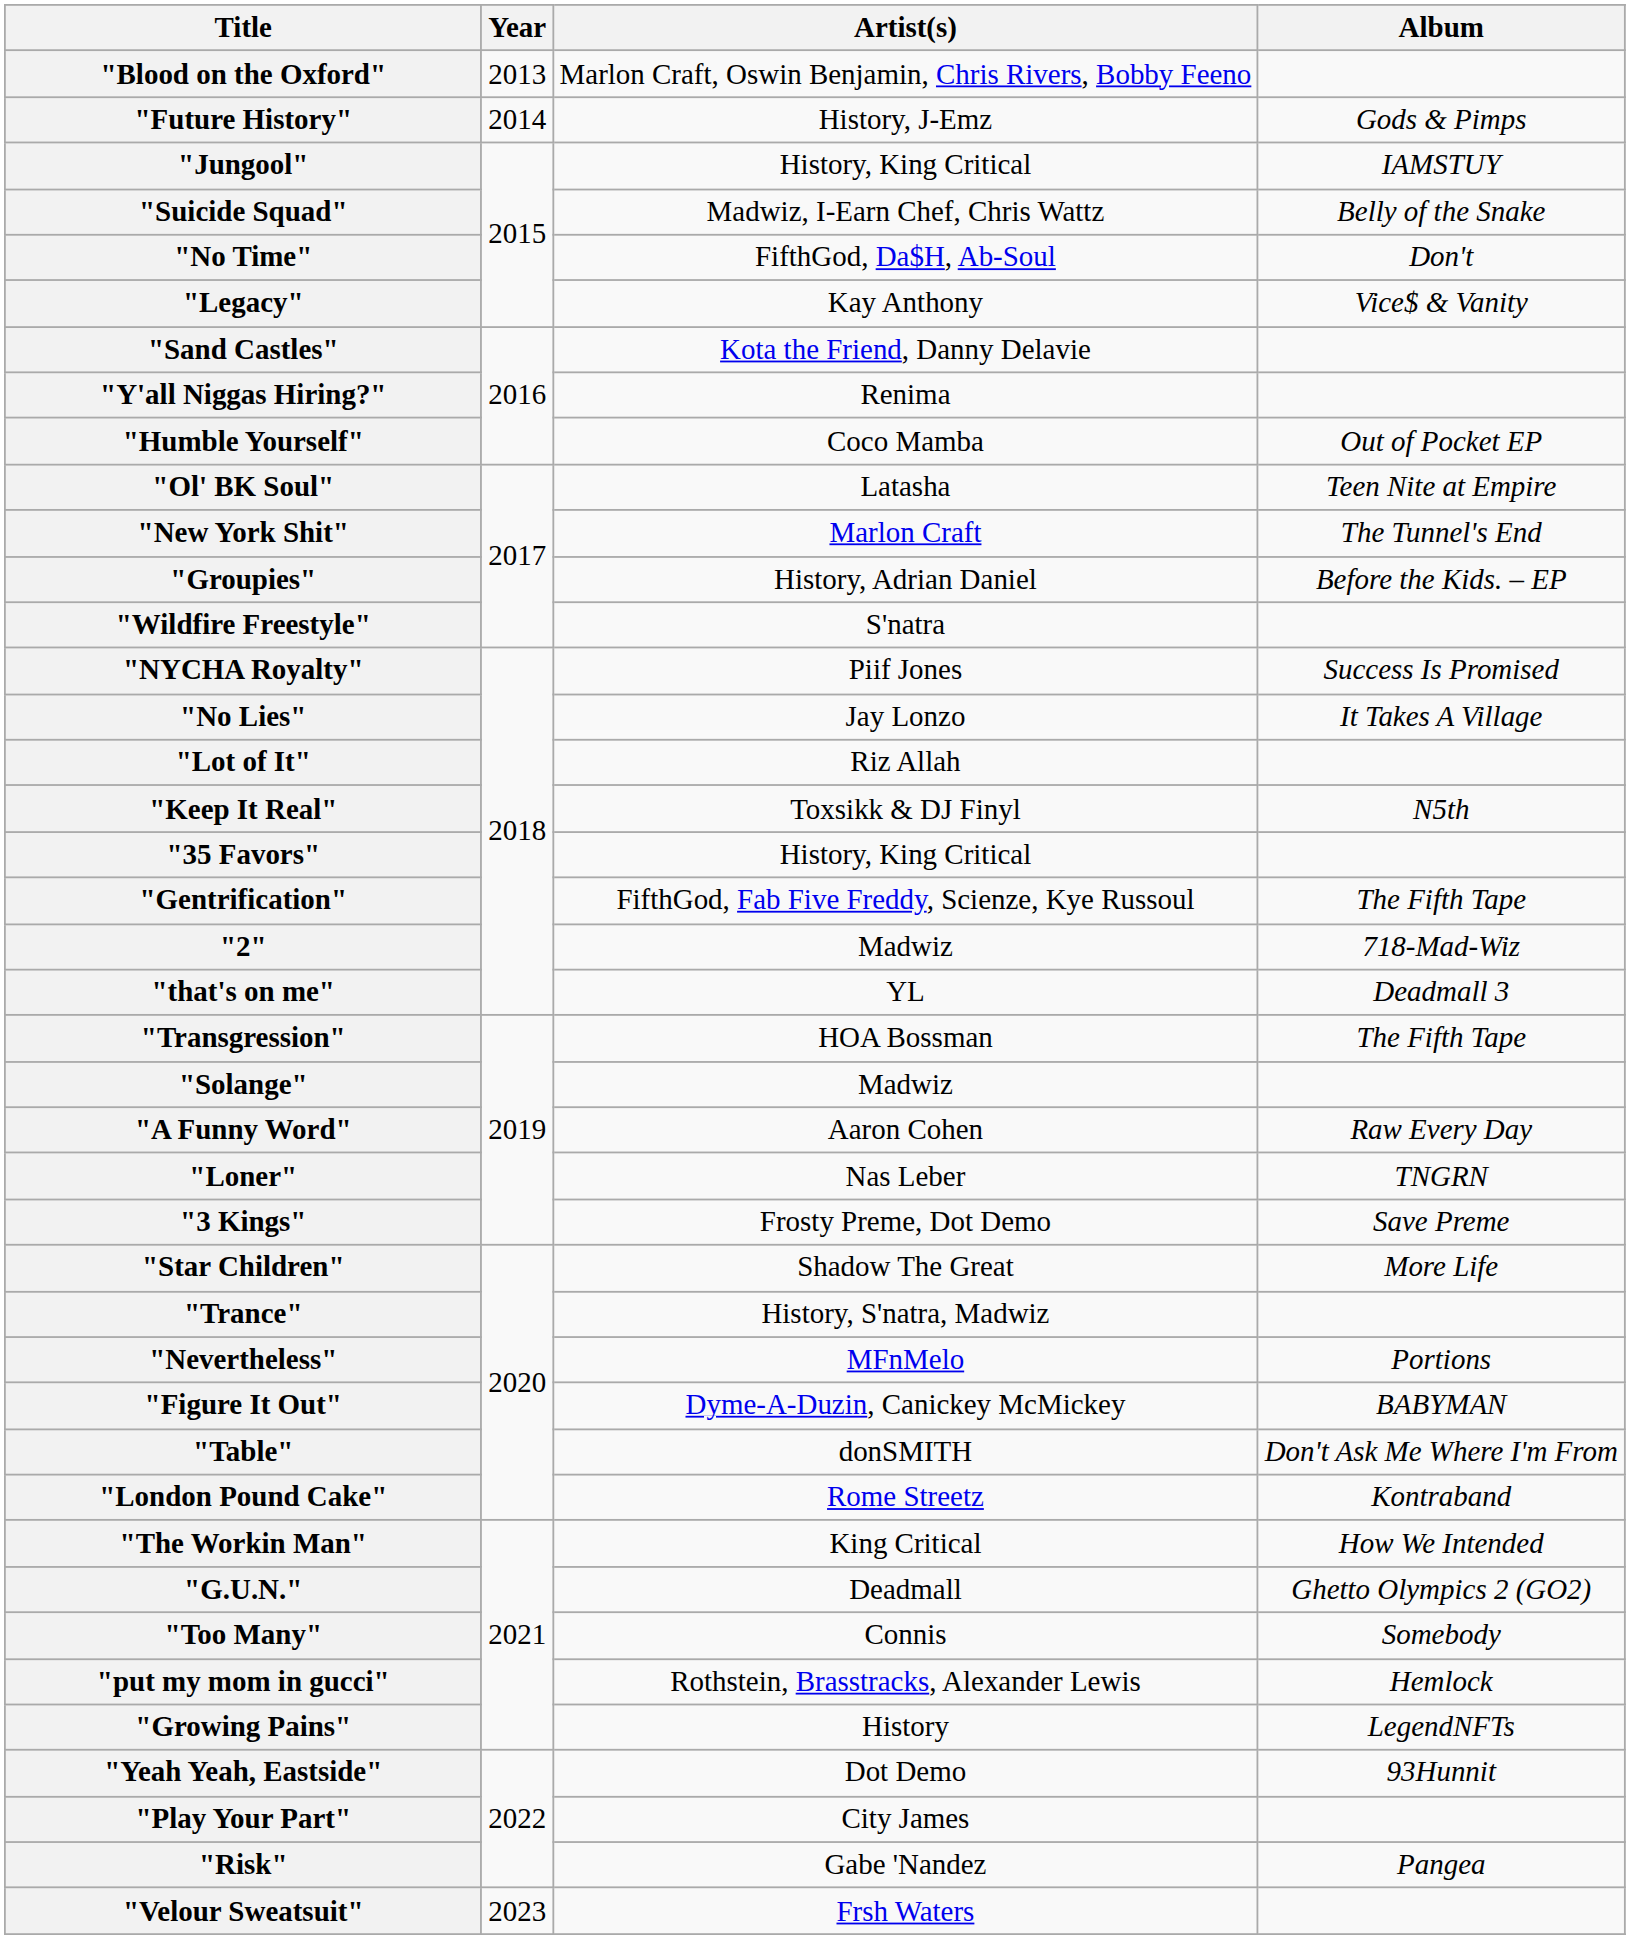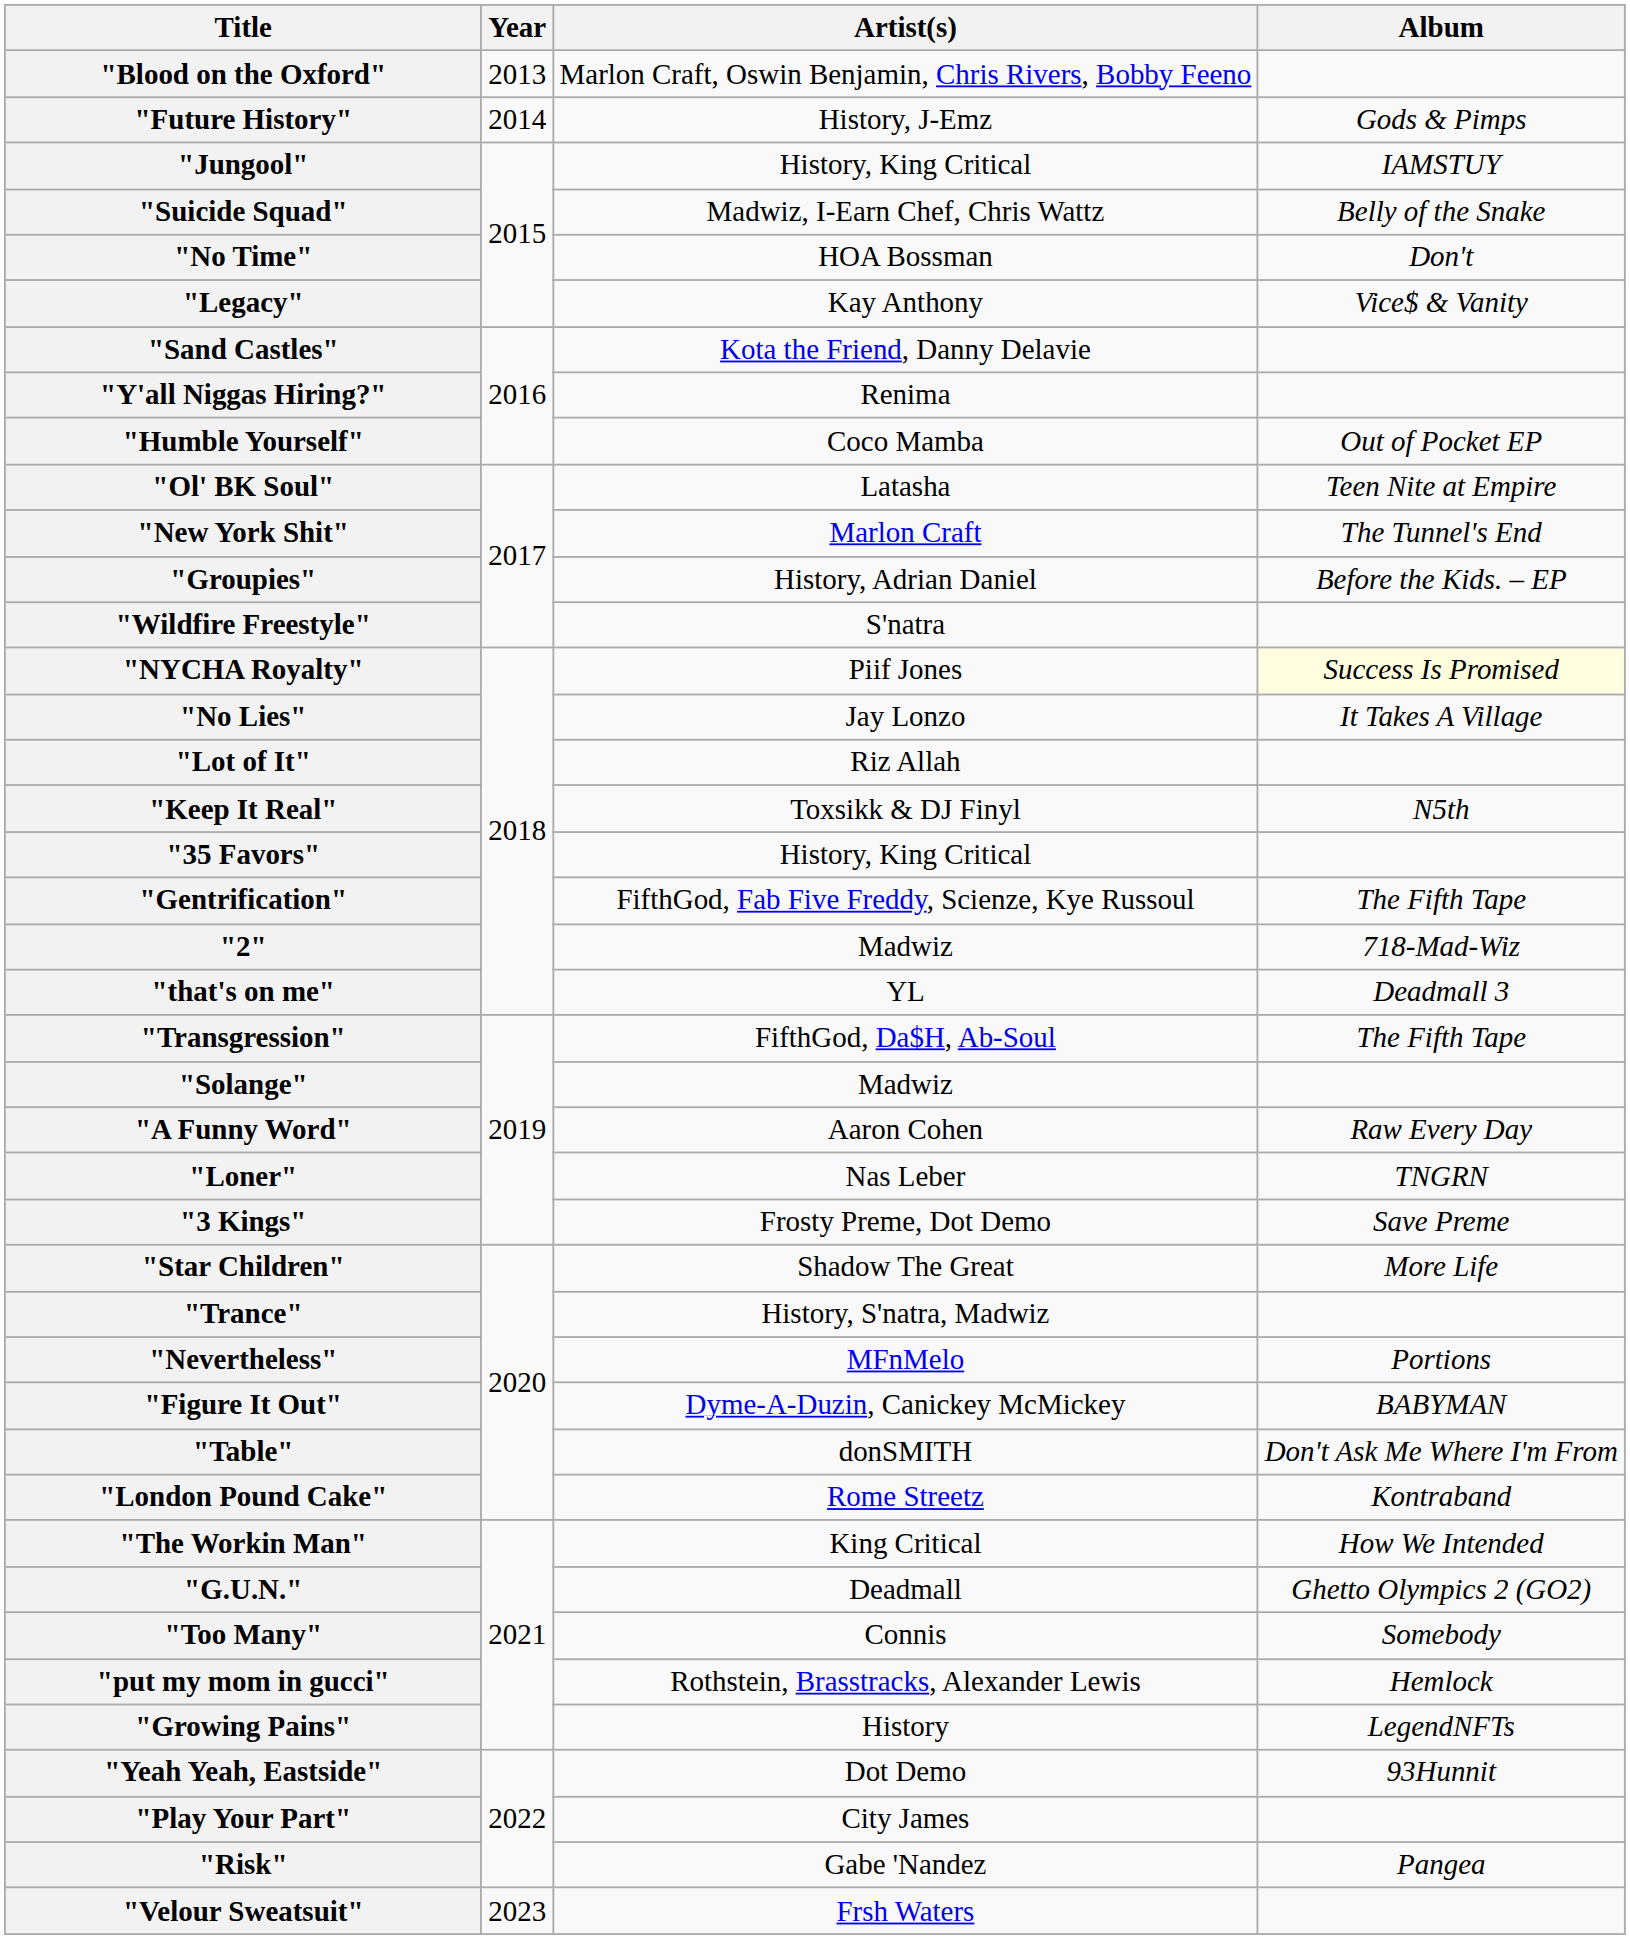(905, 257) FifthGod, Da$H, Ab-Soul -> (905, 257) HOA Bossman
(1441, 670) no background -> (1441, 670) lightyellow background
(905, 1037) HOA Bossman -> (905, 1037) FifthGod, Da$H, Ab-Soul
